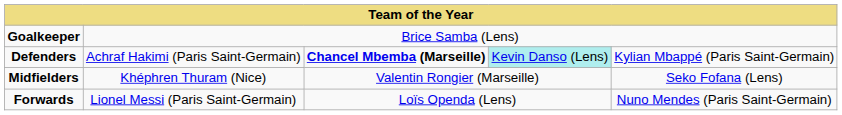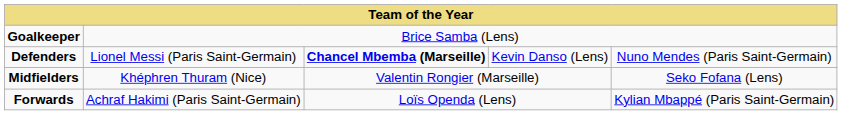(193, 57) Achraf Hakimi (Paris Saint-Germain) -> (193, 57) Lionel Messi (Paris Saint-Germain)
(550, 57) paleturquoise background -> (550, 57) no background
(724, 57) Kylian Mbappé (Paris Saint-Germain) -> (724, 57) Nuno Mendes (Paris Saint-Germain)
(193, 99) Lionel Messi (Paris Saint-Germain) -> (193, 99) Achraf Hakimi (Paris Saint-Germain)
(724, 99) Nuno Mendes (Paris Saint-Germain) -> (724, 99) Kylian Mbappé (Paris Saint-Germain)
